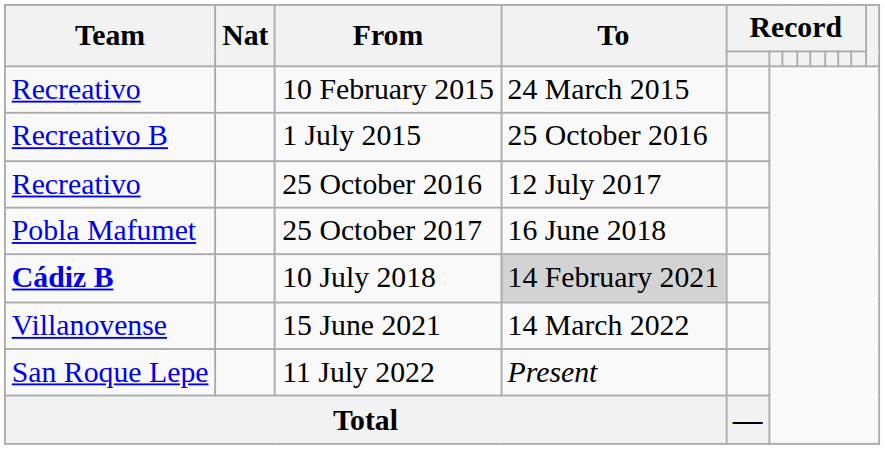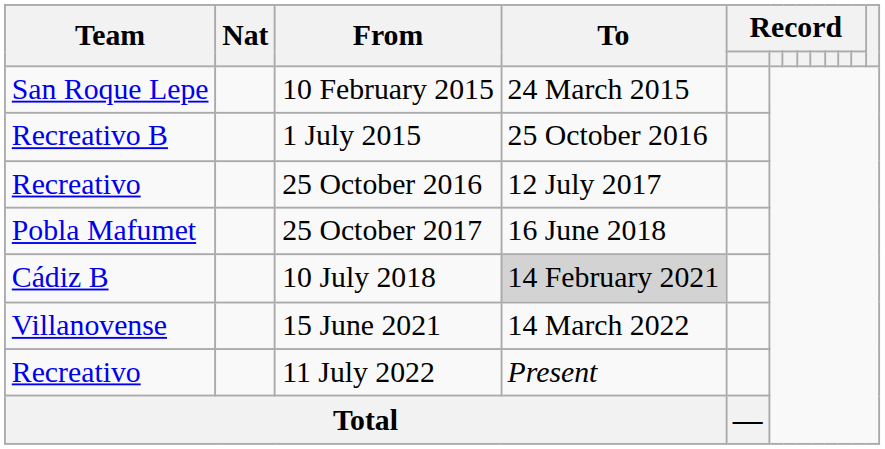(76, 89) Recreativo -> (110, 89) San Roque Lepe
(63, 277) bold -> (60, 277) normal
(110, 372) San Roque Lepe -> (76, 372) Recreativo
